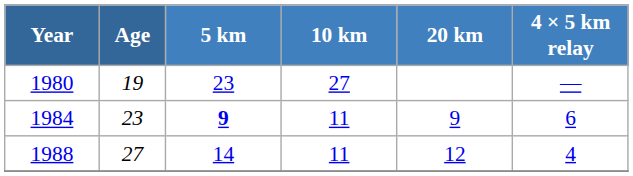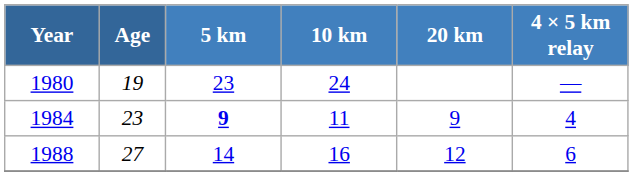(339, 83) 27 -> (339, 83) 24
(571, 118) 6 -> (571, 118) 4
(339, 153) 11 -> (339, 153) 16
(571, 153) 4 -> (571, 153) 6
